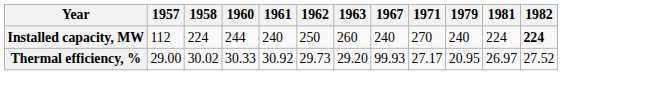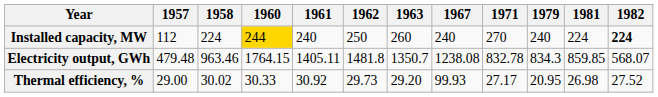(235, 37) no background -> (255, 37) gold background
+ row: (79, 59)
(502, 59) 26.97 -> (583, 80) 26.98
